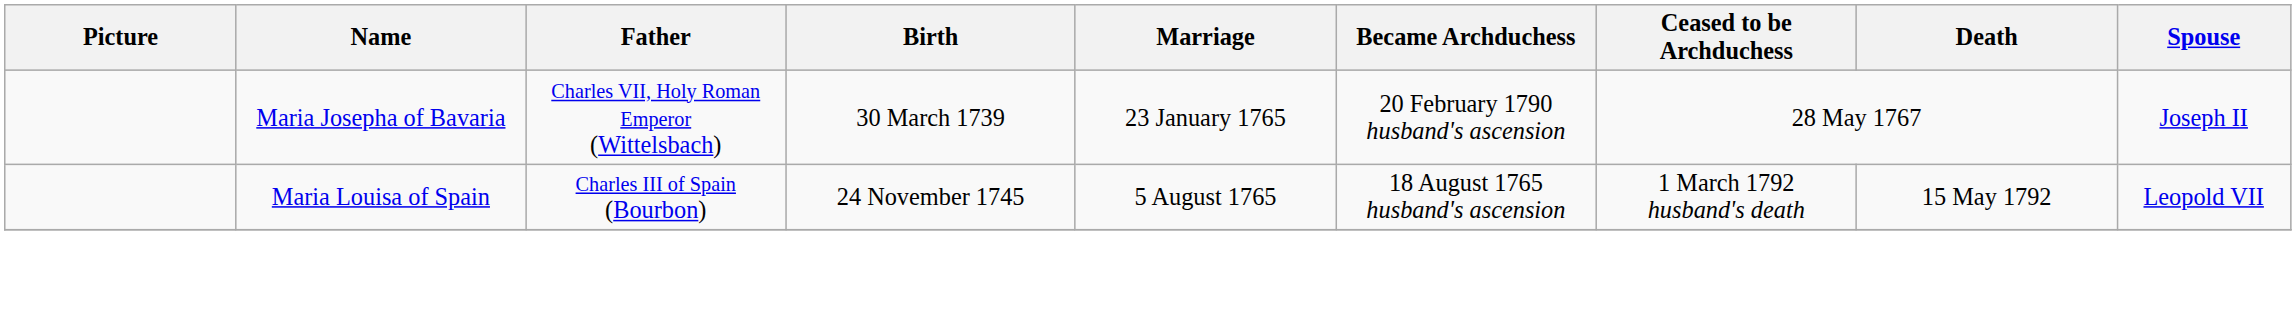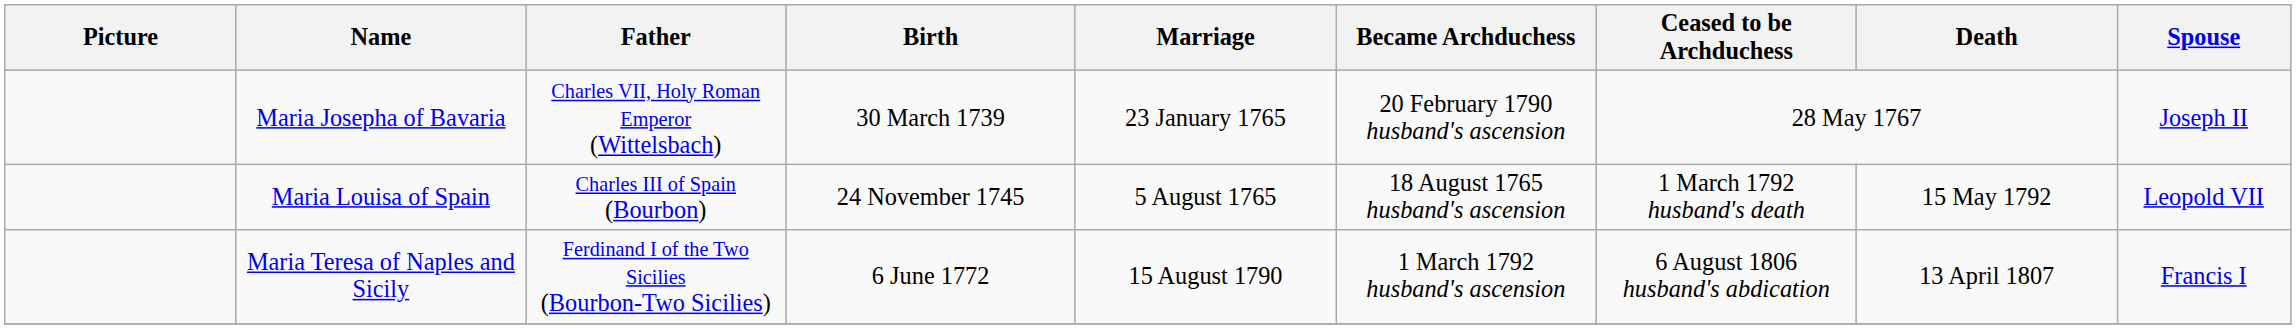+ row: (381, 276)
